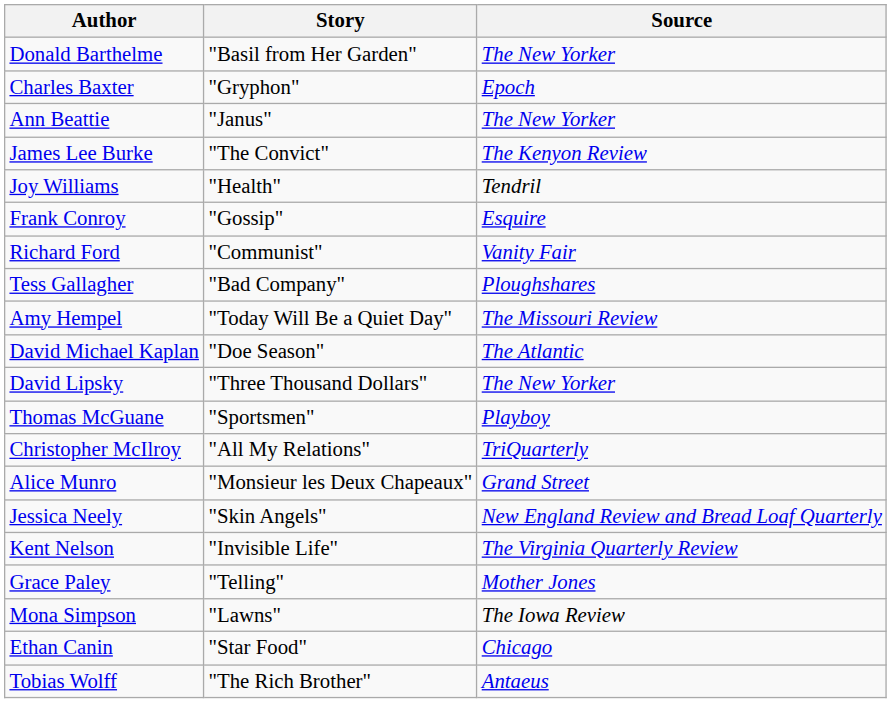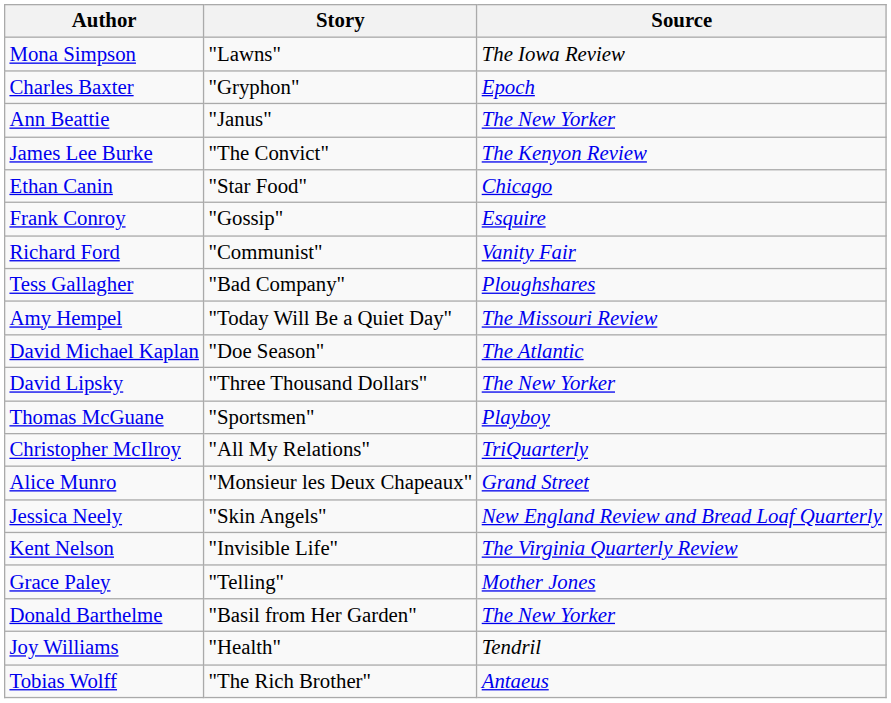rows swapped: (86, 53) <-> (73, 614)
rows swapped: (61, 647) <-> (64, 185)
